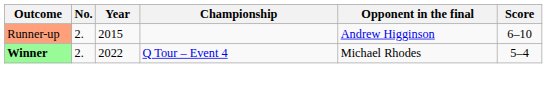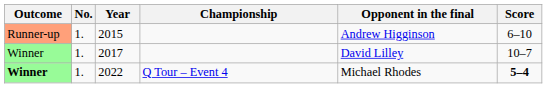(79, 33) 2. -> (79, 33) 1.
+ row: (111, 53)
(79, 53) 2. -> (79, 72) 1.
(520, 53) normal -> (520, 72) bold
